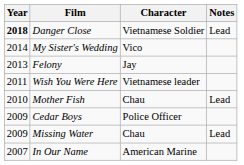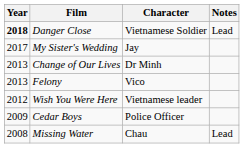(17, 47) 2014 -> (17, 47) 2017
(132, 47) Vico -> (132, 47) Jay
+ row: (76, 65)
(130, 65) Jay -> (135, 82) Vico
(17, 82) 2011 -> (17, 99) 2012
- row: (59, 99)
(17, 134) 2009 -> (17, 134) 2008
- row: (60, 151)
